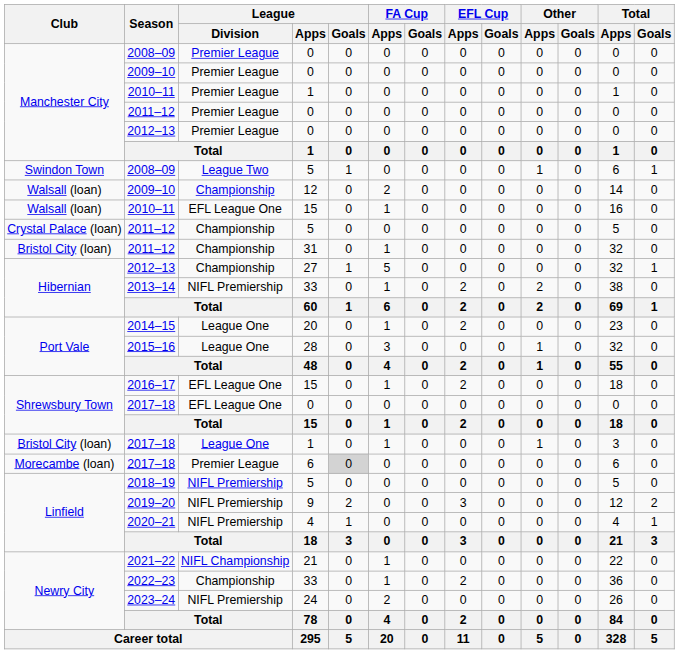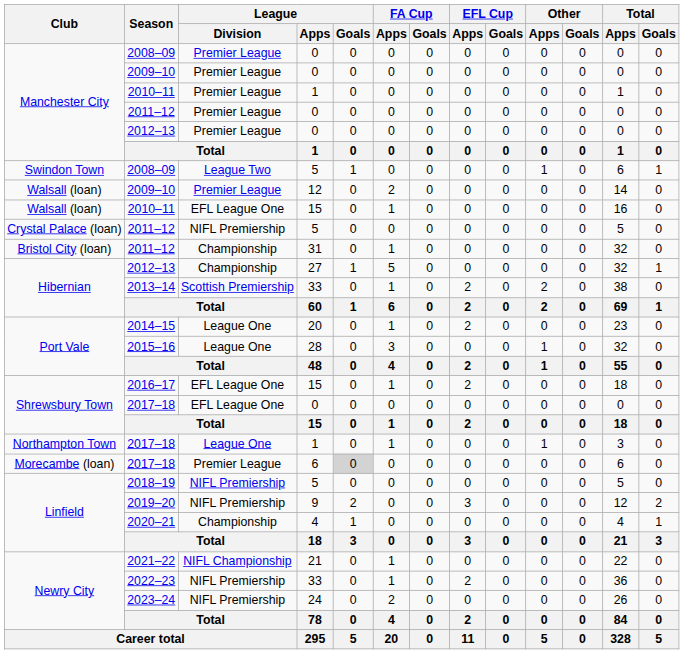(235, 190) Championship -> (237, 190) Premier League
(235, 229) Championship -> (237, 229) NIFL Premiership
(235, 287) NIFL Premiership -> (237, 287) Scottish Premiership
(64, 444) Bristol City (loan) -> (64, 444) Northampton Town
(235, 522) NIFL Premiership -> (237, 522) Championship
(235, 580) Championship -> (237, 580) NIFL Premiership
